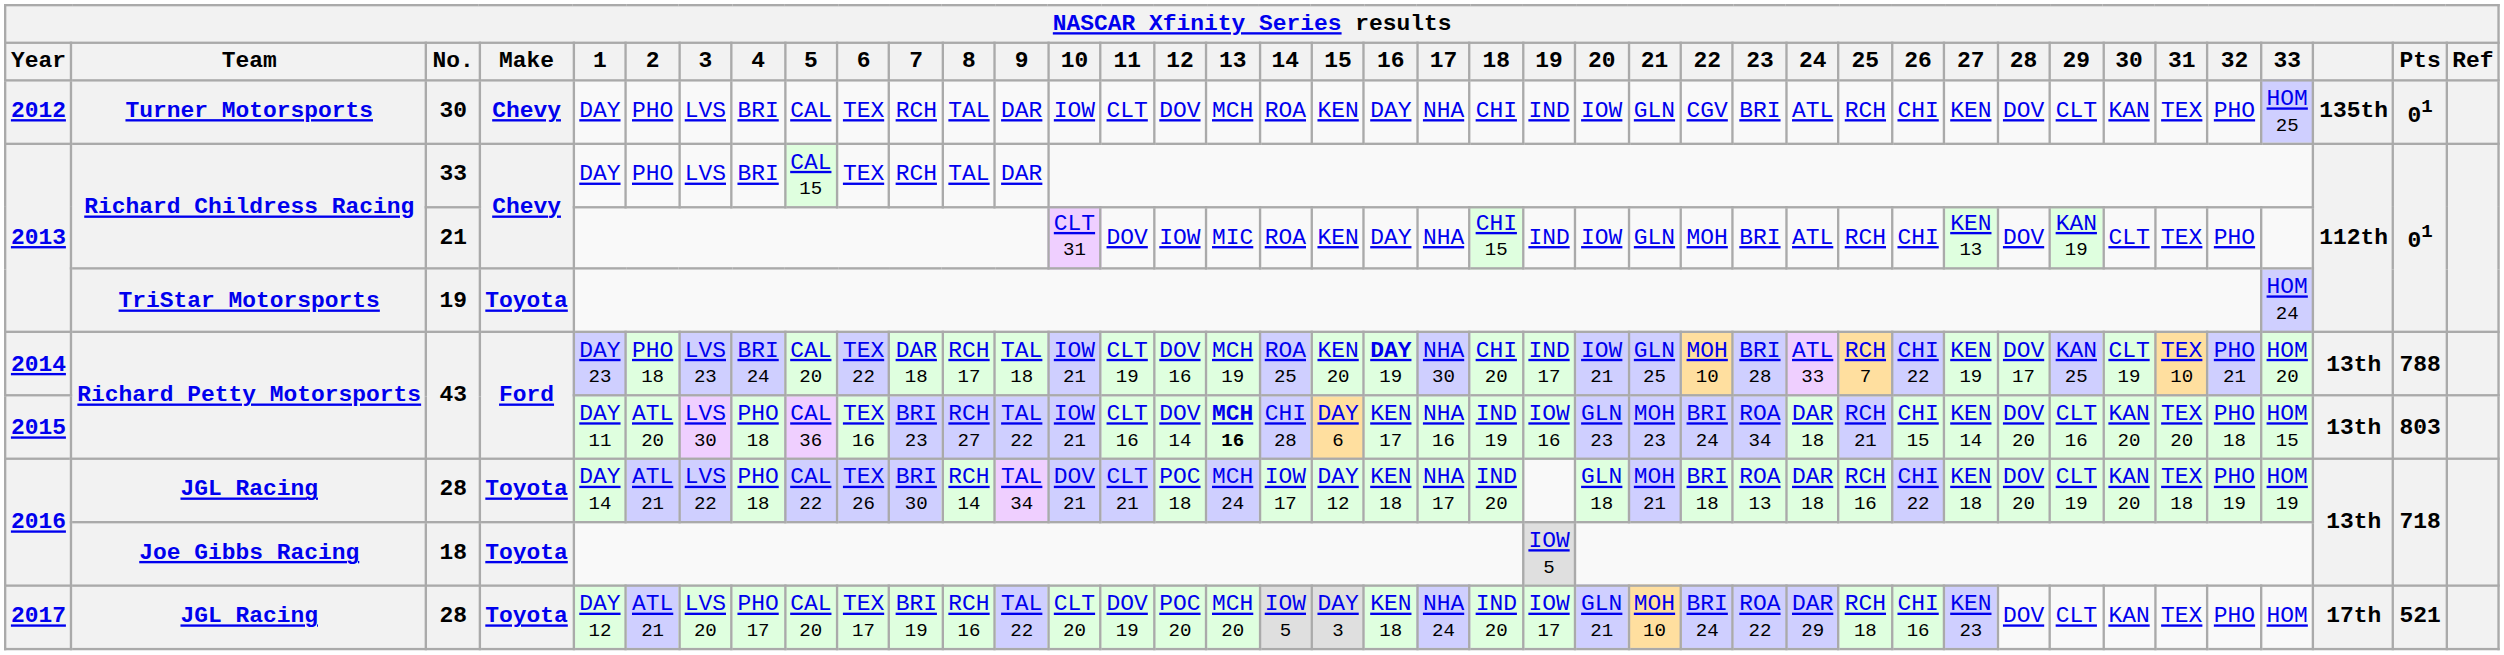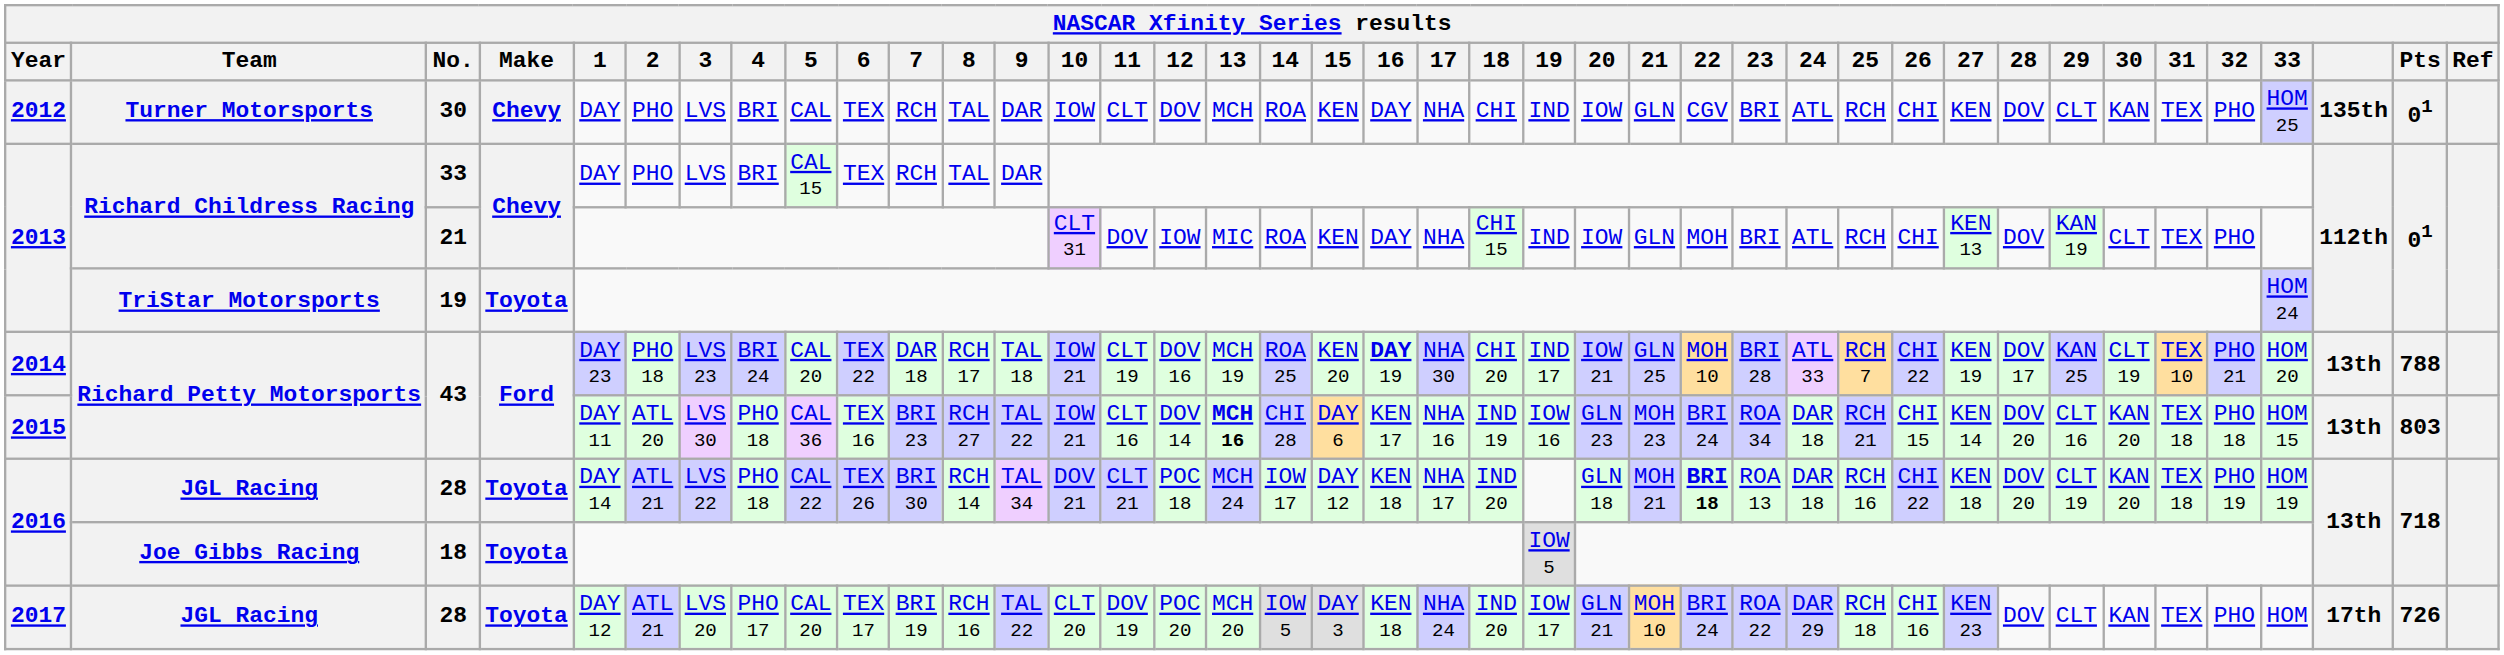(2182, 426) TEX 20 -> (2182, 426) TEX 18
(1707, 489) normal -> (1707, 490) bold
(2420, 616) 521 -> (2420, 616) 726
